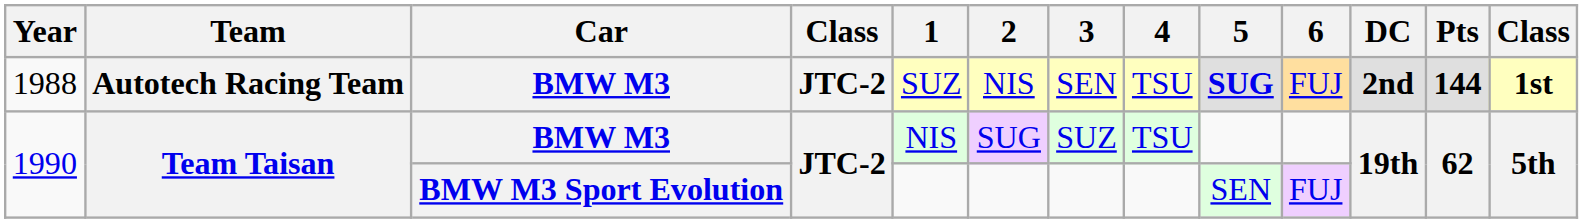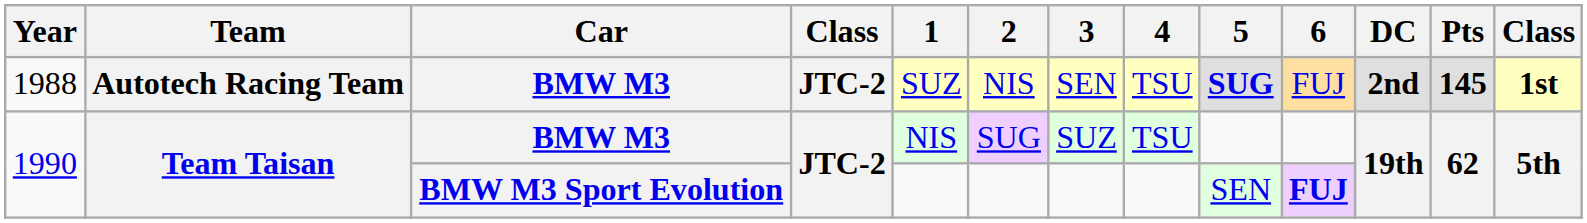(1458, 83) 144 -> (1463, 83) 145
(1316, 189) normal -> (1318, 189) bold
